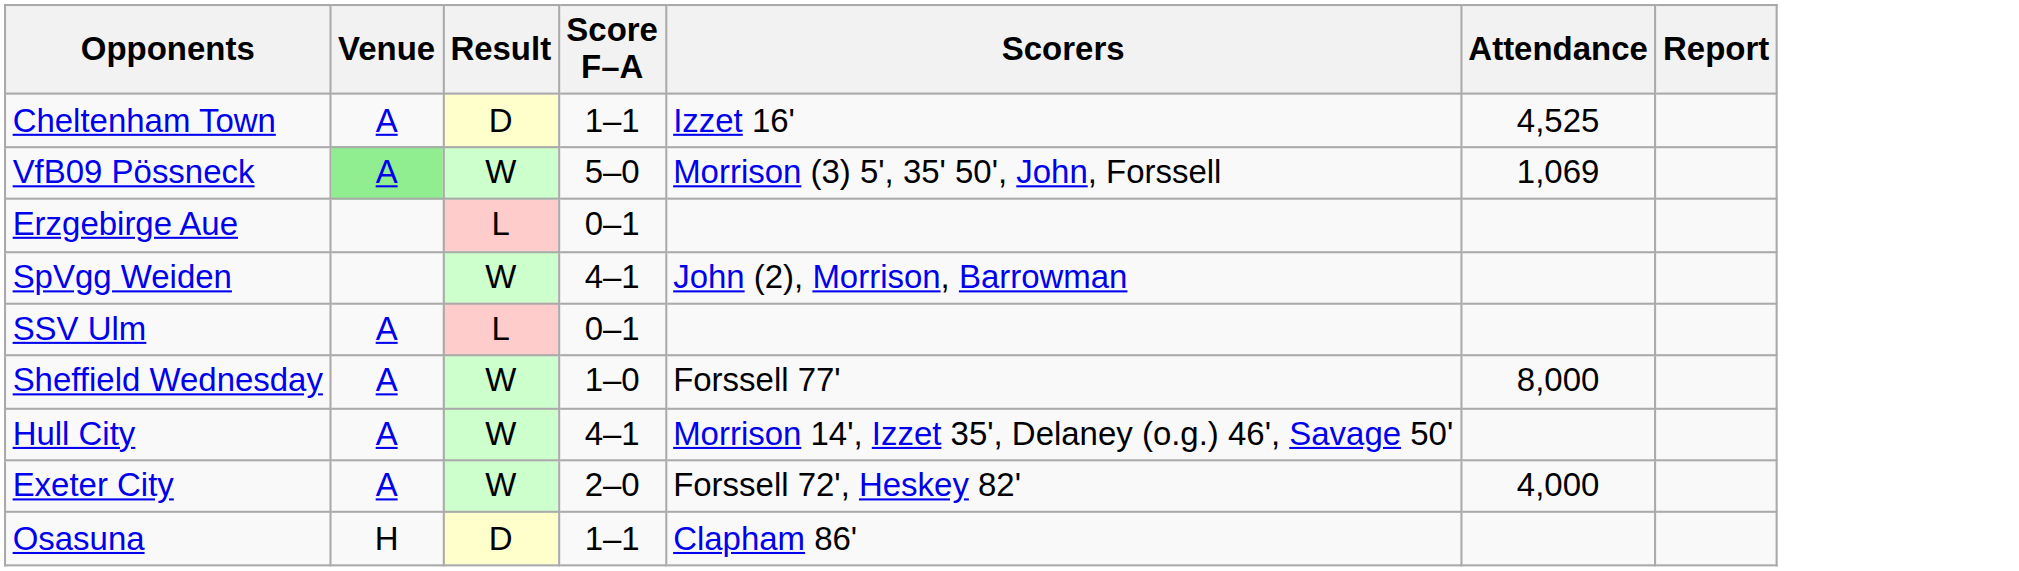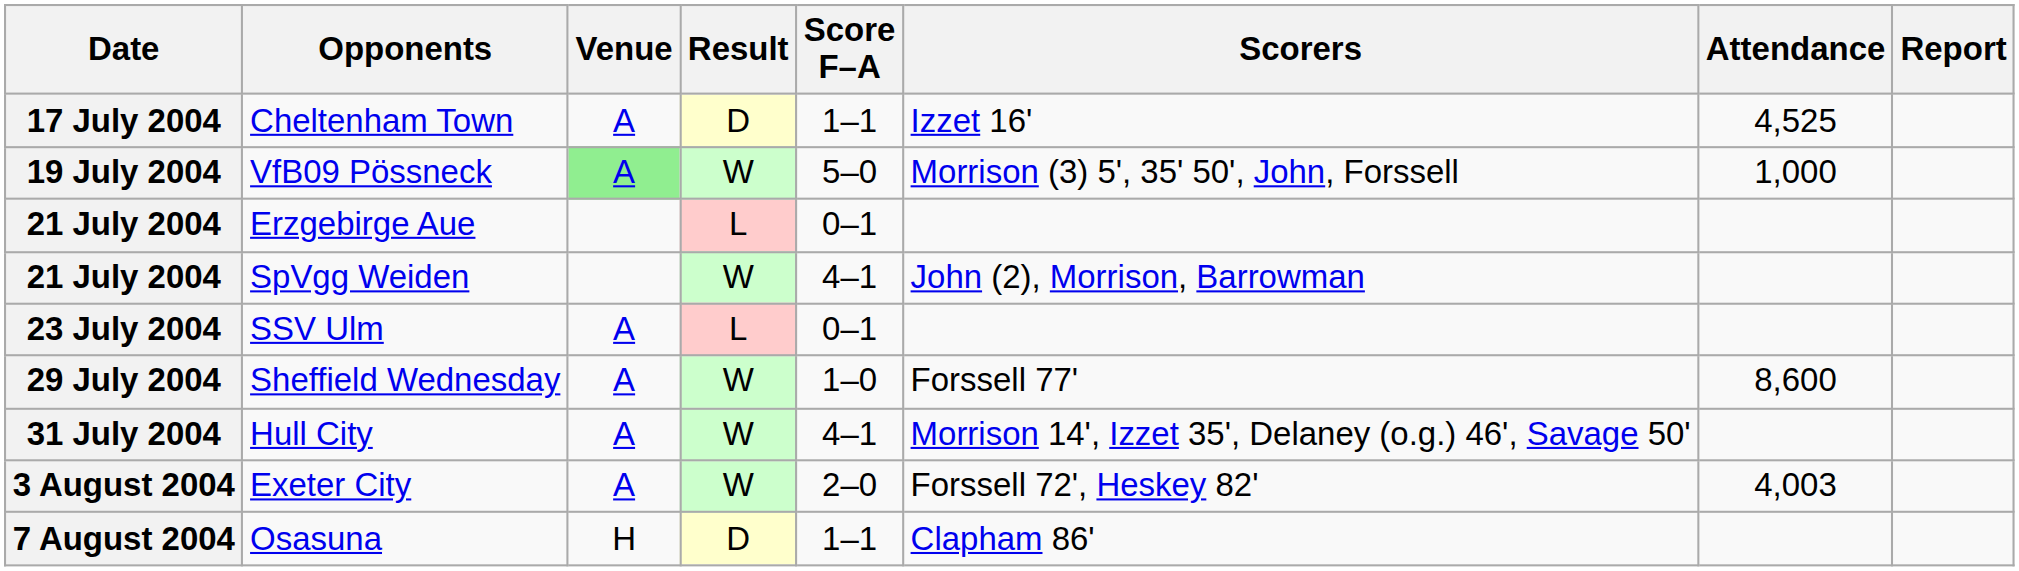+ column: (124, 49)
(1558, 172) 1,069 -> (1796, 172) 1,000
(1558, 381) 8,000 -> (1796, 381) 8,600
(1558, 485) 4,000 -> (1796, 485) 4,003
